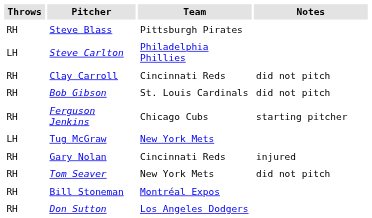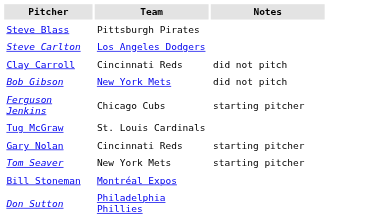- column: (25, 12)
(174, 52) Philadelphia Phillies -> (151, 47) Los Angeles Dodgers
(194, 93) St. Louis Cardinals -> (134, 82) New York Mets
(177, 139) New York Mets -> (151, 128) St. Louis Cardinals
(276, 156) injured -> (259, 145) starting pitcher
(293, 174) did not pitch -> (259, 163) starting pitcher
(194, 209) Los Angeles Dodgers -> (131, 203) Philadelphia Phillies
